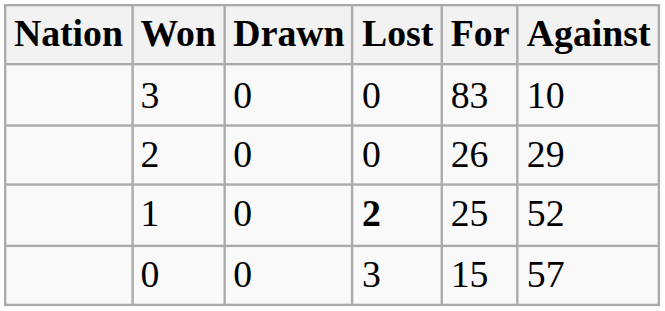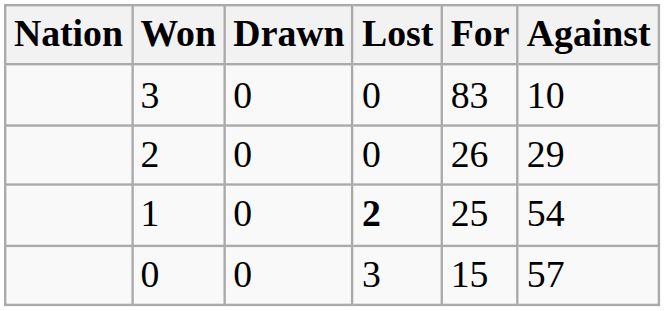(546, 214) 52 -> (546, 214) 54
